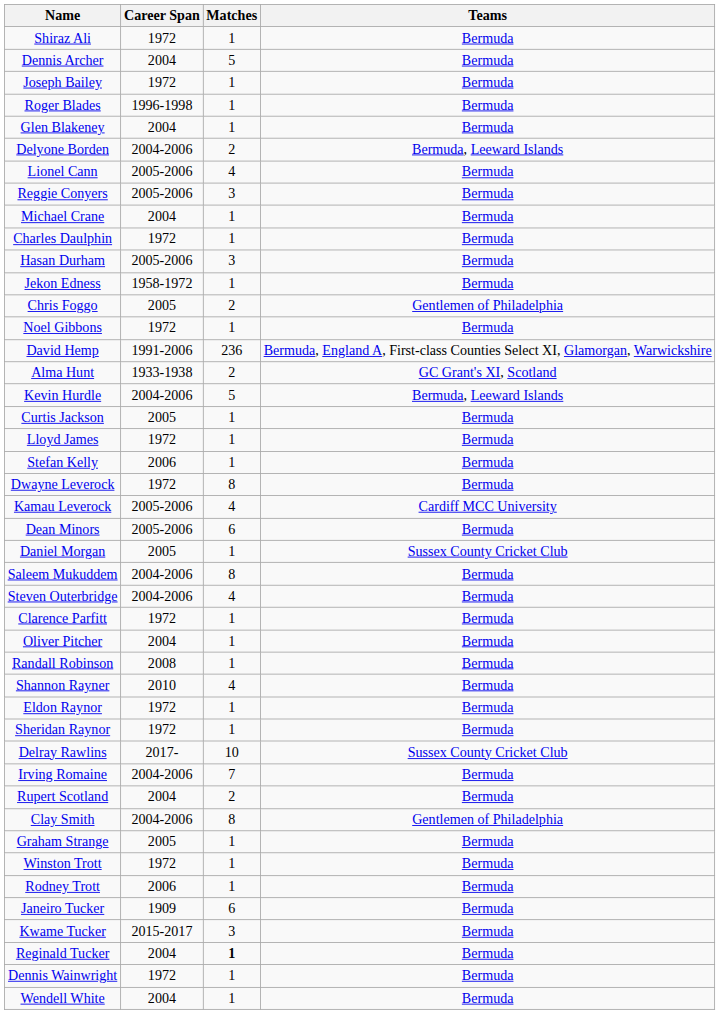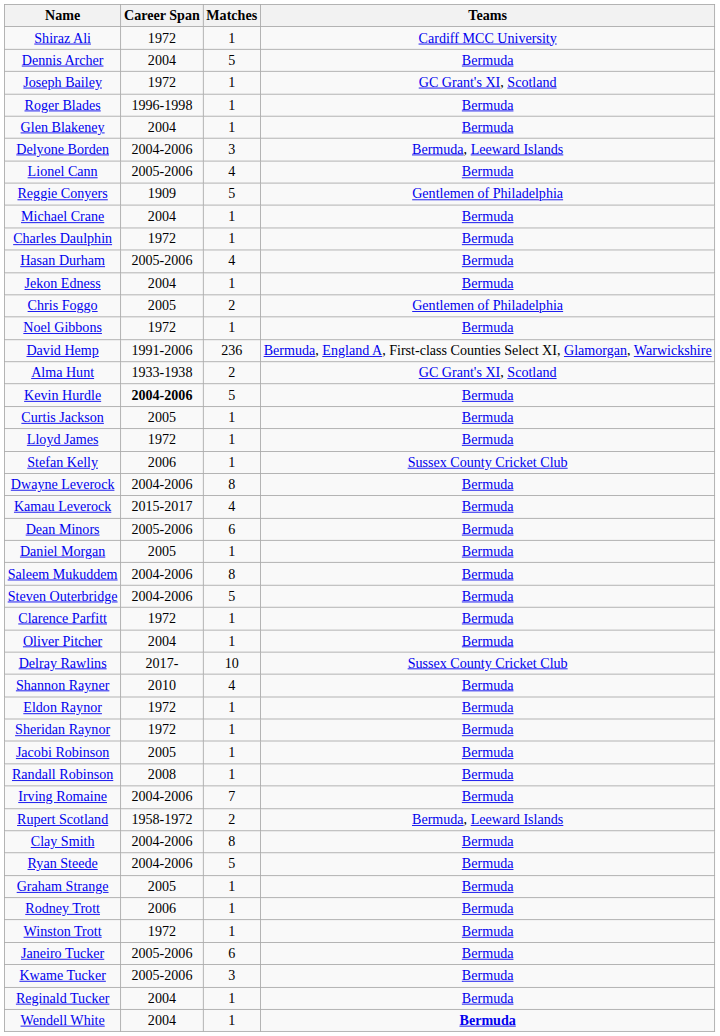(488, 37) Bermuda -> (488, 37) Cardiff MCC University
(488, 82) Bermuda -> (488, 82) GC Grant's XI, Scotland
(232, 149) 2 -> (232, 149) 3
(162, 194) 2005-2006 -> (162, 194) 1909
(232, 194) 3 -> (232, 194) 5
(488, 194) Bermuda -> (488, 194) Gentlemen of Philadelphia
(232, 261) 3 -> (232, 261) 4
(162, 283) 1958-1972 -> (162, 283) 2004
(162, 395) normal -> (162, 395) bold
(488, 395) Bermuda, Leeward Islands -> (488, 395) Bermuda
(488, 462) Bermuda -> (488, 462) Sussex County Cricket Club
(162, 484) 1972 -> (162, 484) 2004-2006
(162, 506) 2005-2006 -> (162, 506) 2015-2017
(488, 506) Cardiff MCC University -> (488, 506) Bermuda
(488, 551) Sussex County Cricket Club -> (488, 551) Bermuda
(232, 596) 4 -> (232, 596) 5
rows swapped: (63, 752) <-> (63, 663)
+ row: (63, 752)
(162, 797) 2004 -> (162, 819) 1958-1972
(488, 797) Bermuda -> (488, 819) Bermuda, Leeward Islands
(488, 819) Gentlemen of Philadelphia -> (488, 841) Bermuda
+ row: (63, 864)
rows swapped: (63, 886) <-> (63, 864)
(162, 908) 1909 -> (162, 953) 2005-2006
(162, 931) 2015-2017 -> (162, 975) 2005-2006
(232, 953) bold -> (232, 998) normal
- row: (63, 975)
(488, 998) normal -> (488, 1020) bold
